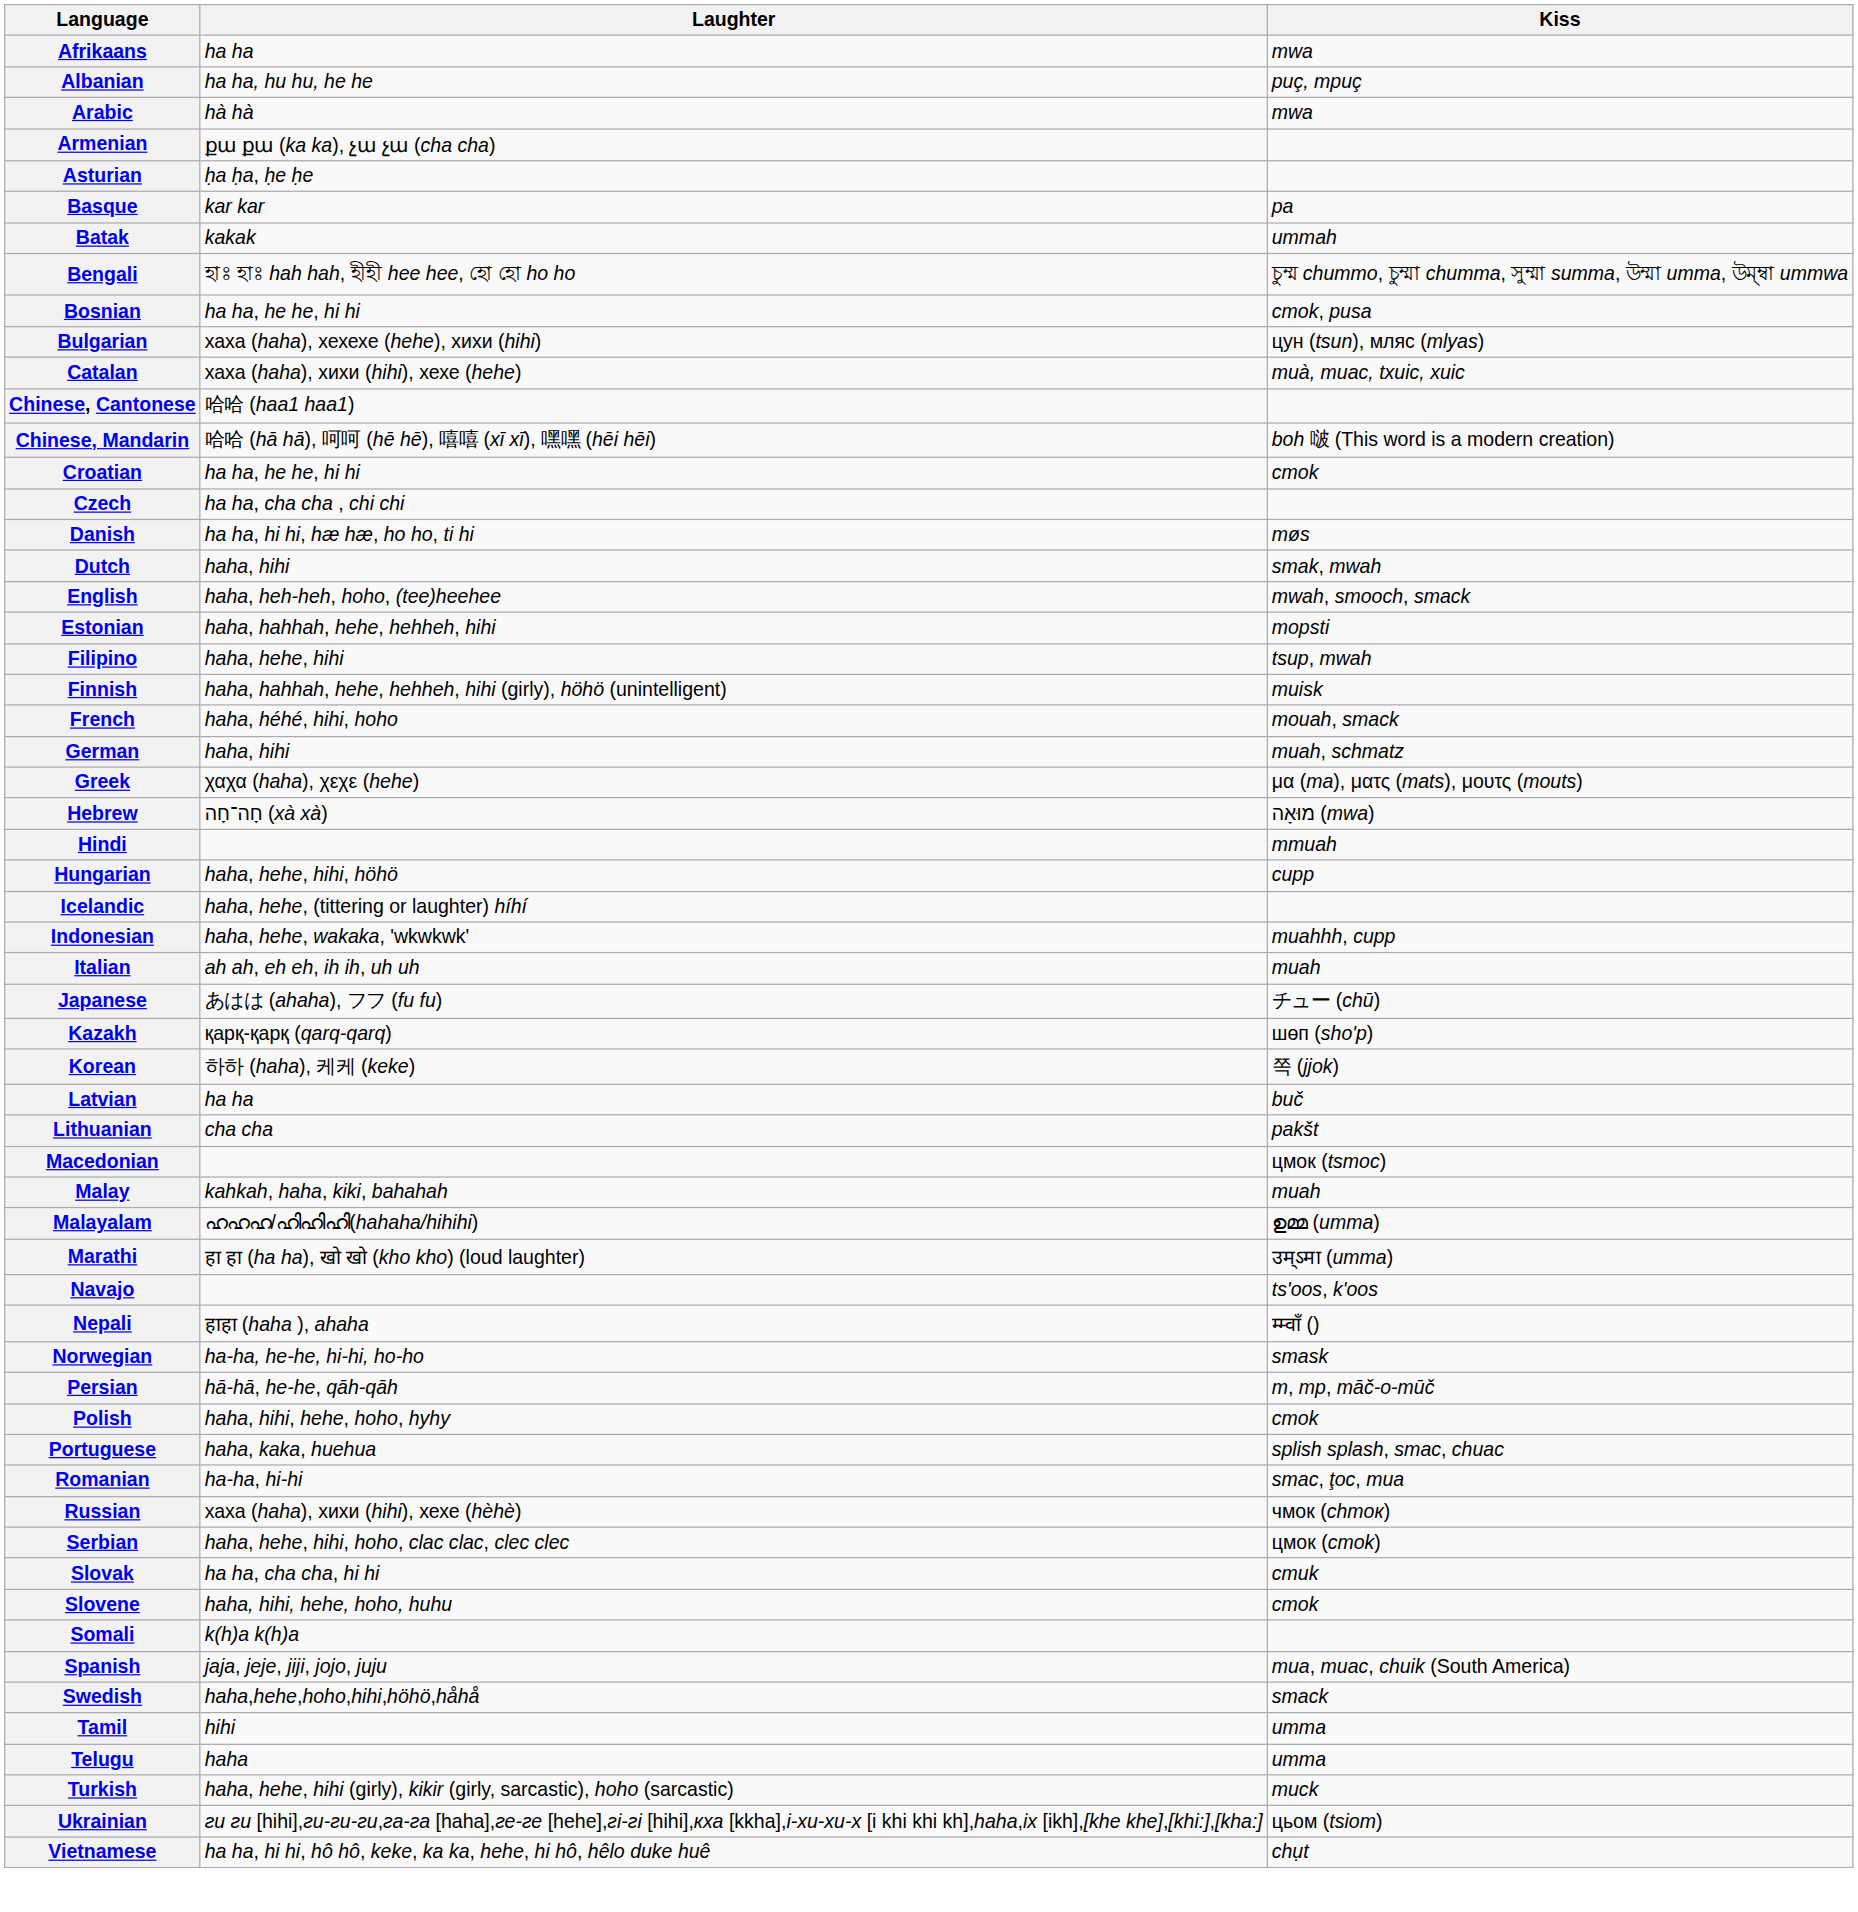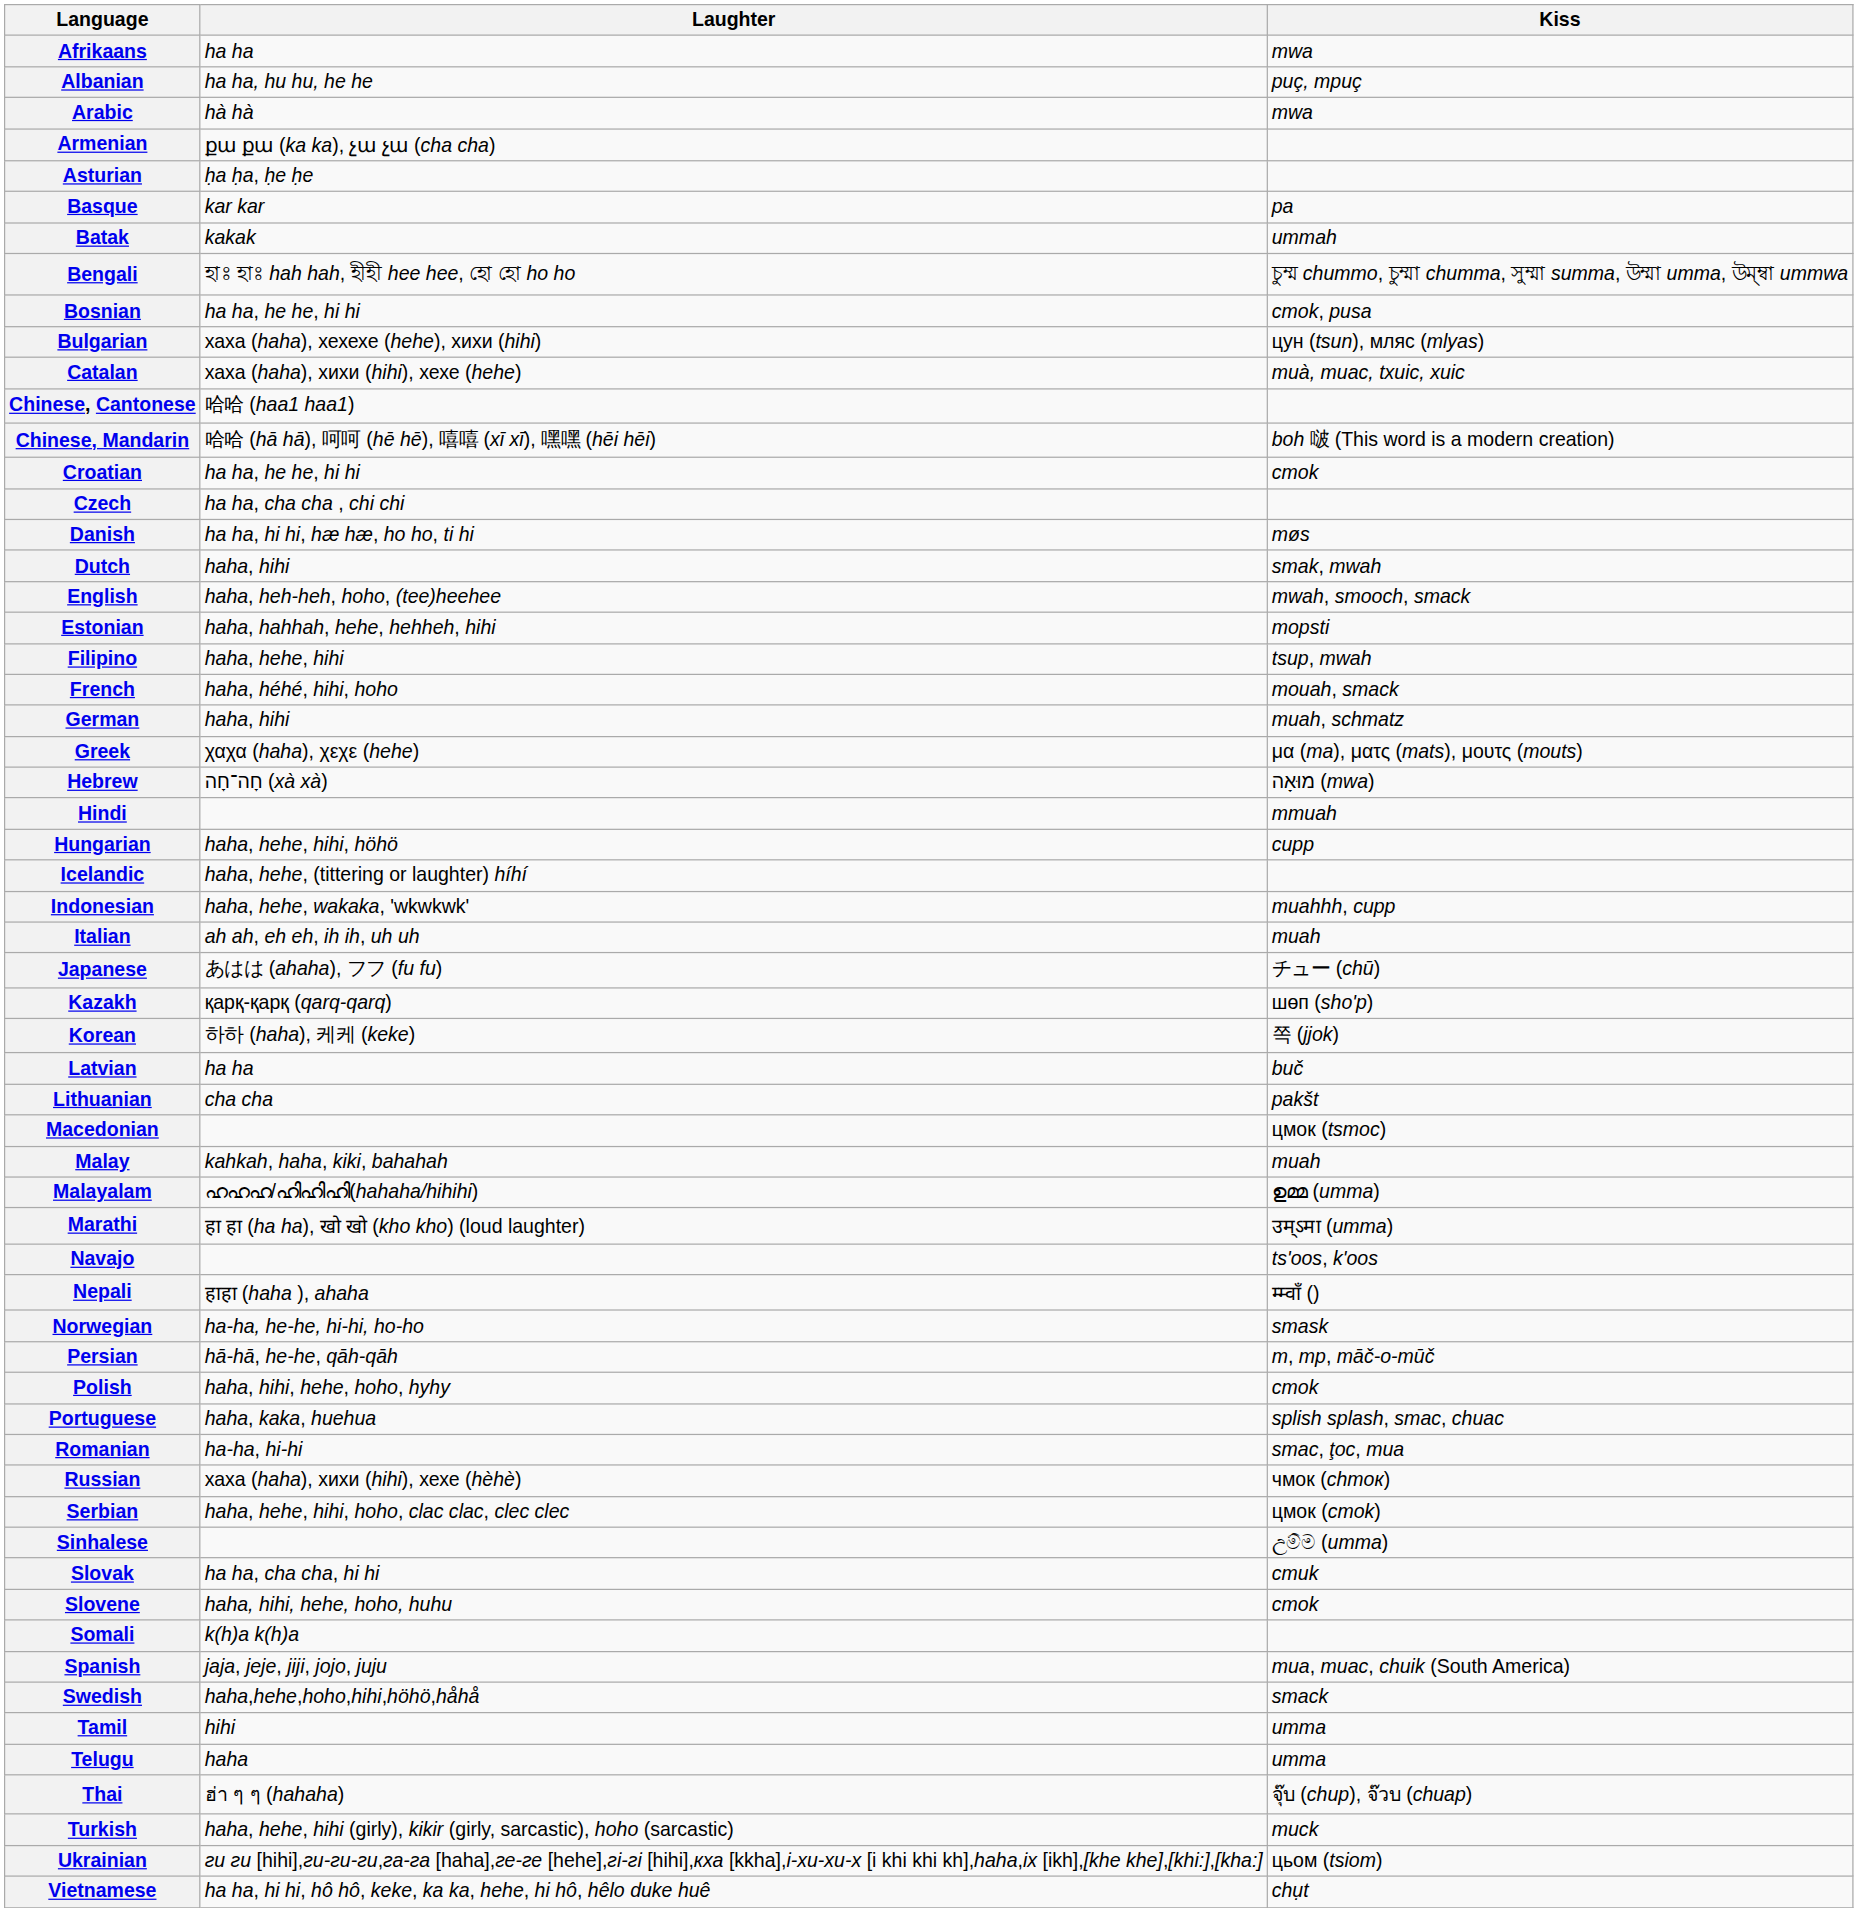- row: (102, 689)
+ row: (102, 1542)
+ row: (102, 1794)
